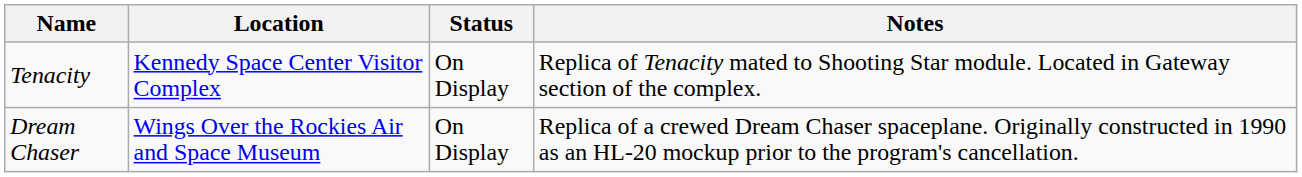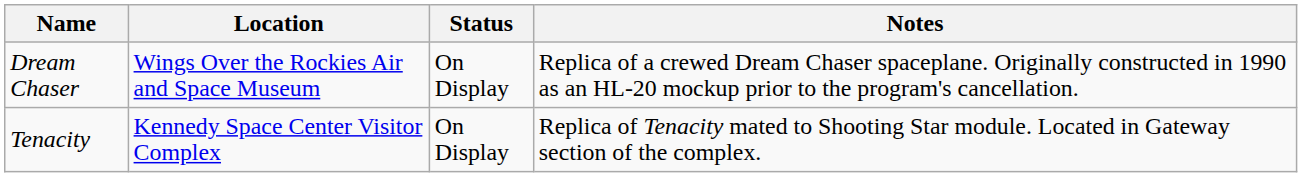rows swapped: (45, 139) <-> (50, 74)
